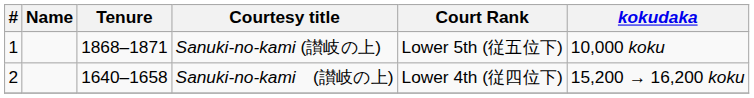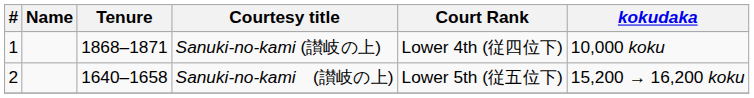(482, 46) Lower 5th (従五位下) -> (482, 46) Lower 4th (従四位下)
(482, 77) Lower 4th (従四位下) -> (482, 77) Lower 5th (従五位下)
